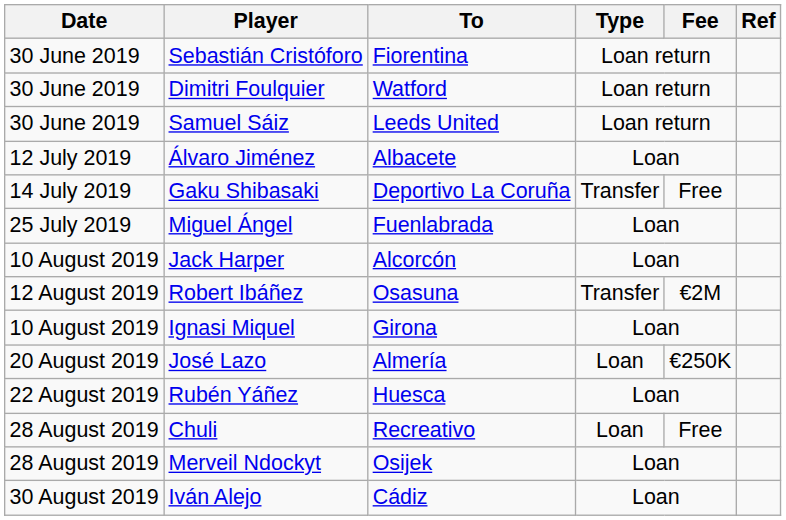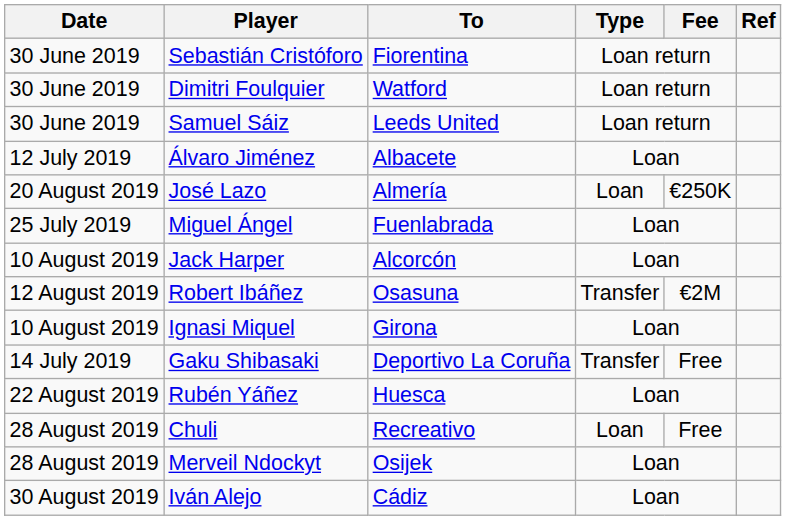rows swapped: (244, 191) <-> (217, 361)
